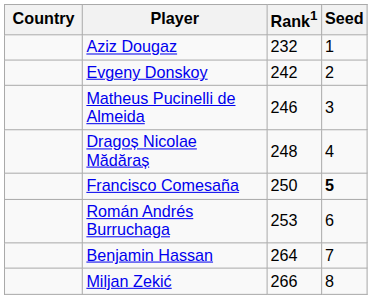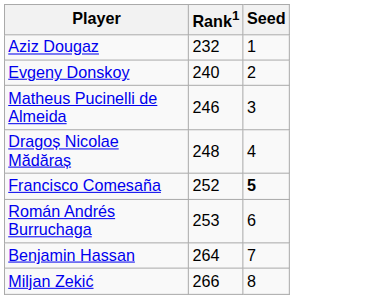- column: (44, 19)
(284, 72) 242 -> (206, 72) 240
(284, 186) 250 -> (206, 186) 252
